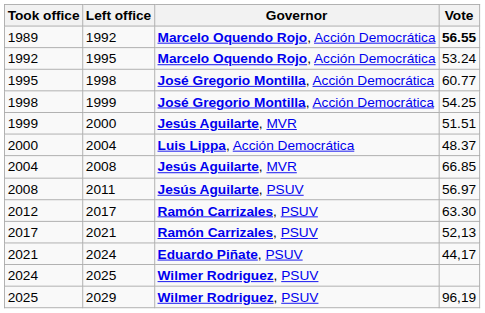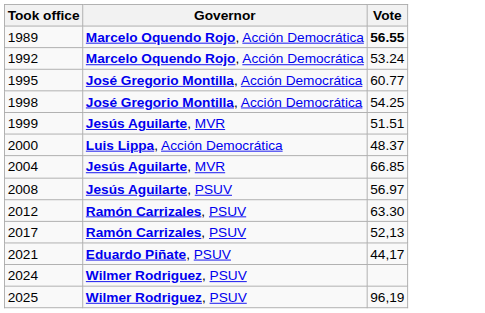- column: (119, 15)
